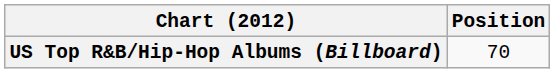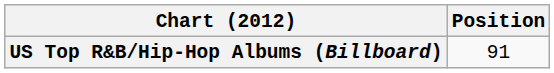(498, 52) 70 -> (498, 52) 91
